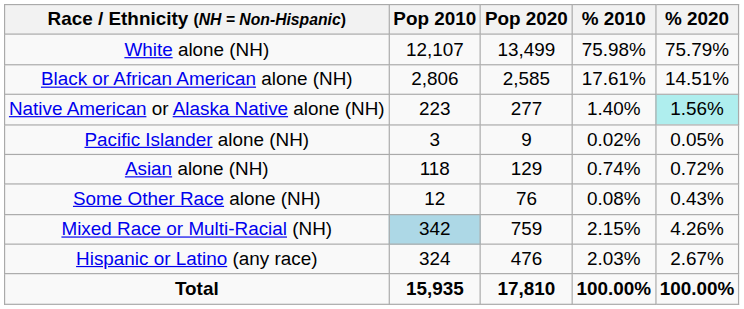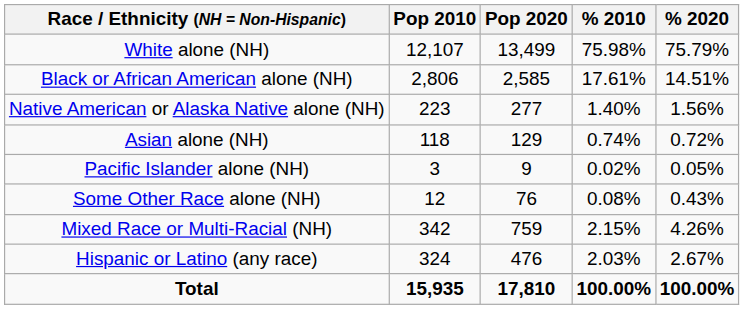(697, 109) paleturquoise background -> (697, 109) no background
rows swapped: (197, 169) <-> (197, 139)
(435, 229) lightblue background -> (435, 229) no background
